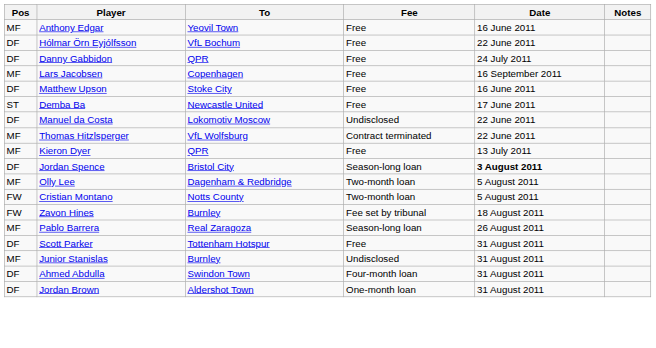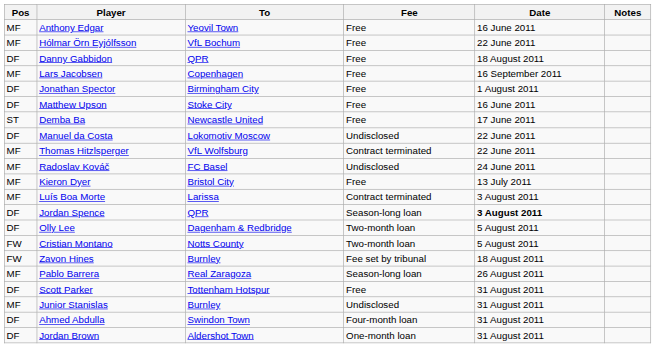(13, 43) DF -> (14, 43) MF
(504, 58) 24 July 2011 -> (511, 58) 18 August 2011
+ row: (77, 89)
+ row: (74, 166)
(198, 151) QPR -> (211, 182) Bristol City
+ row: (72, 197)
(211, 166) Bristol City -> (198, 212) QPR
(14, 182) MF -> (13, 228) DF
